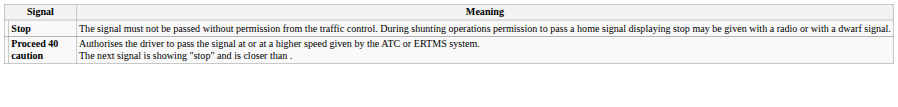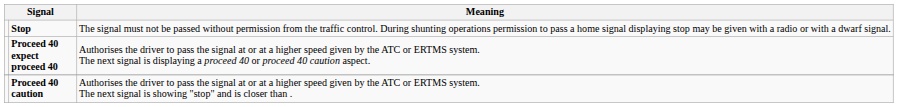+ row: (35, 55)
